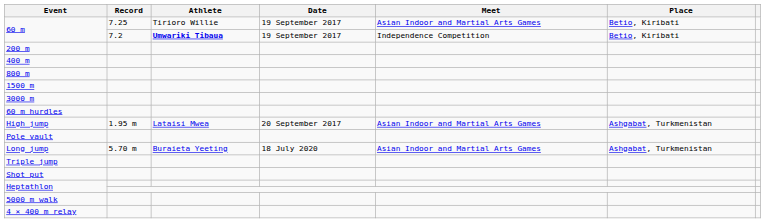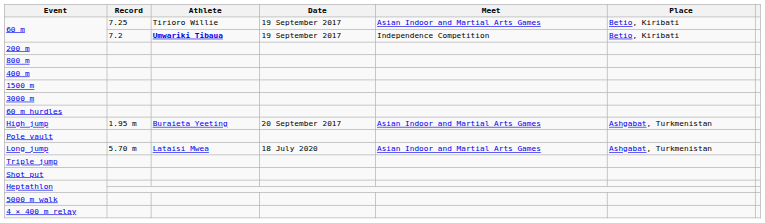rows swapped: (18, 61) <-> (18, 74)
(181, 124) Lataisi Mwea -> (190, 124) Buraieta Yeeting
(190, 149) Buraieta Yeeting -> (181, 149) Lataisi Mwea
